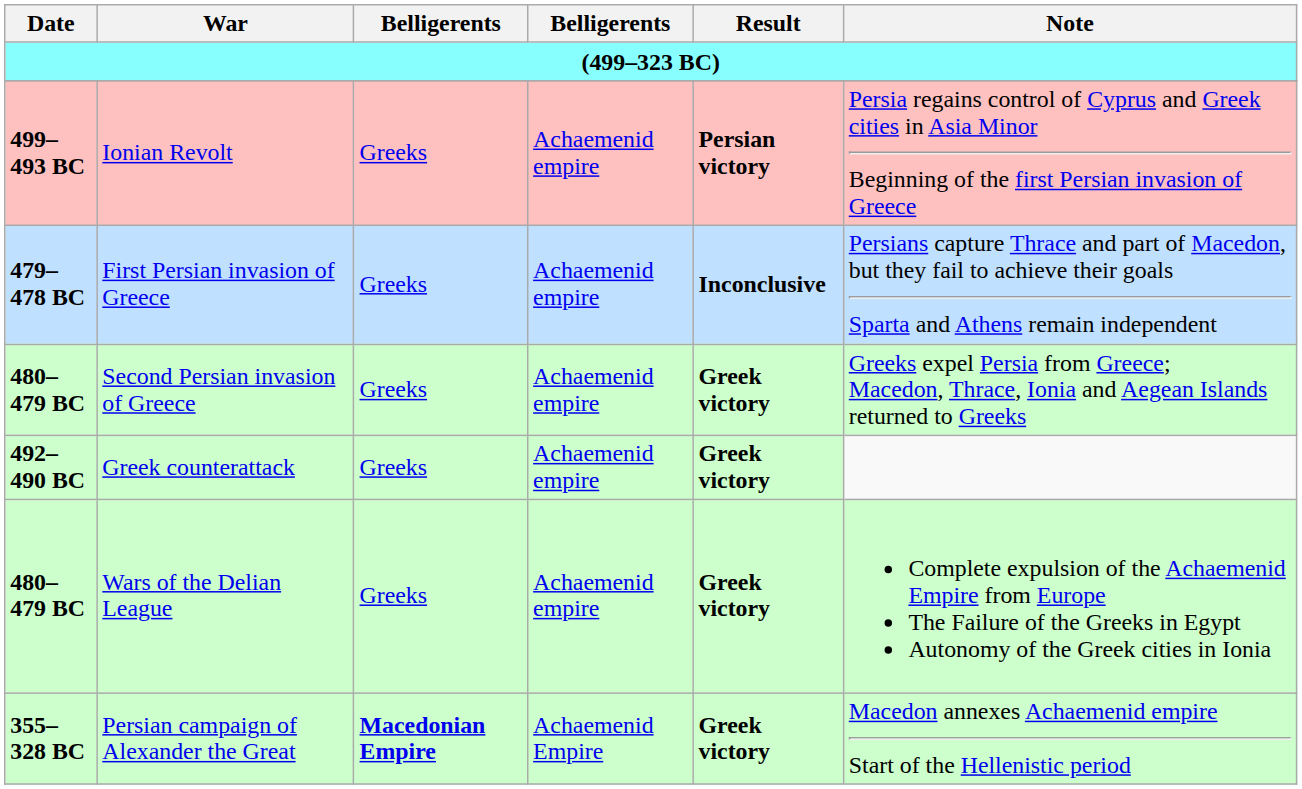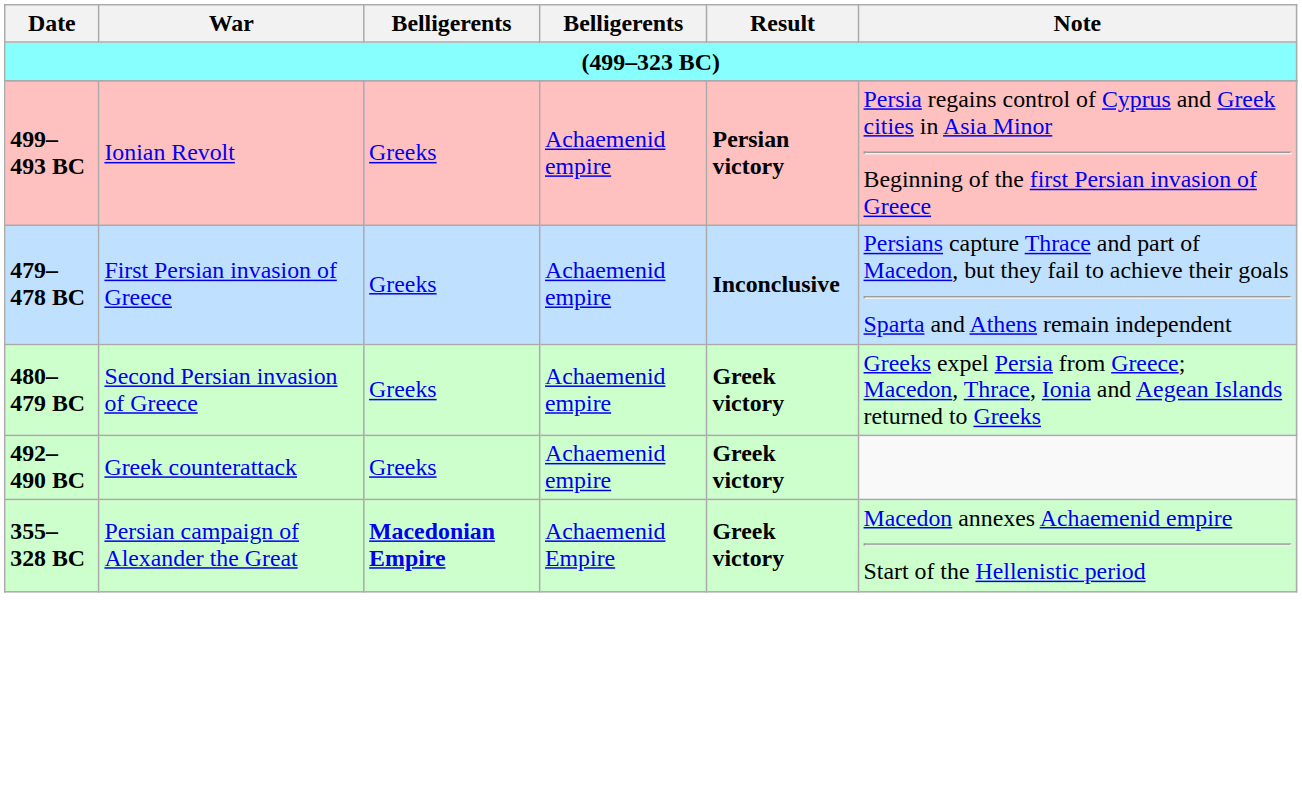- row: (192, 595)
